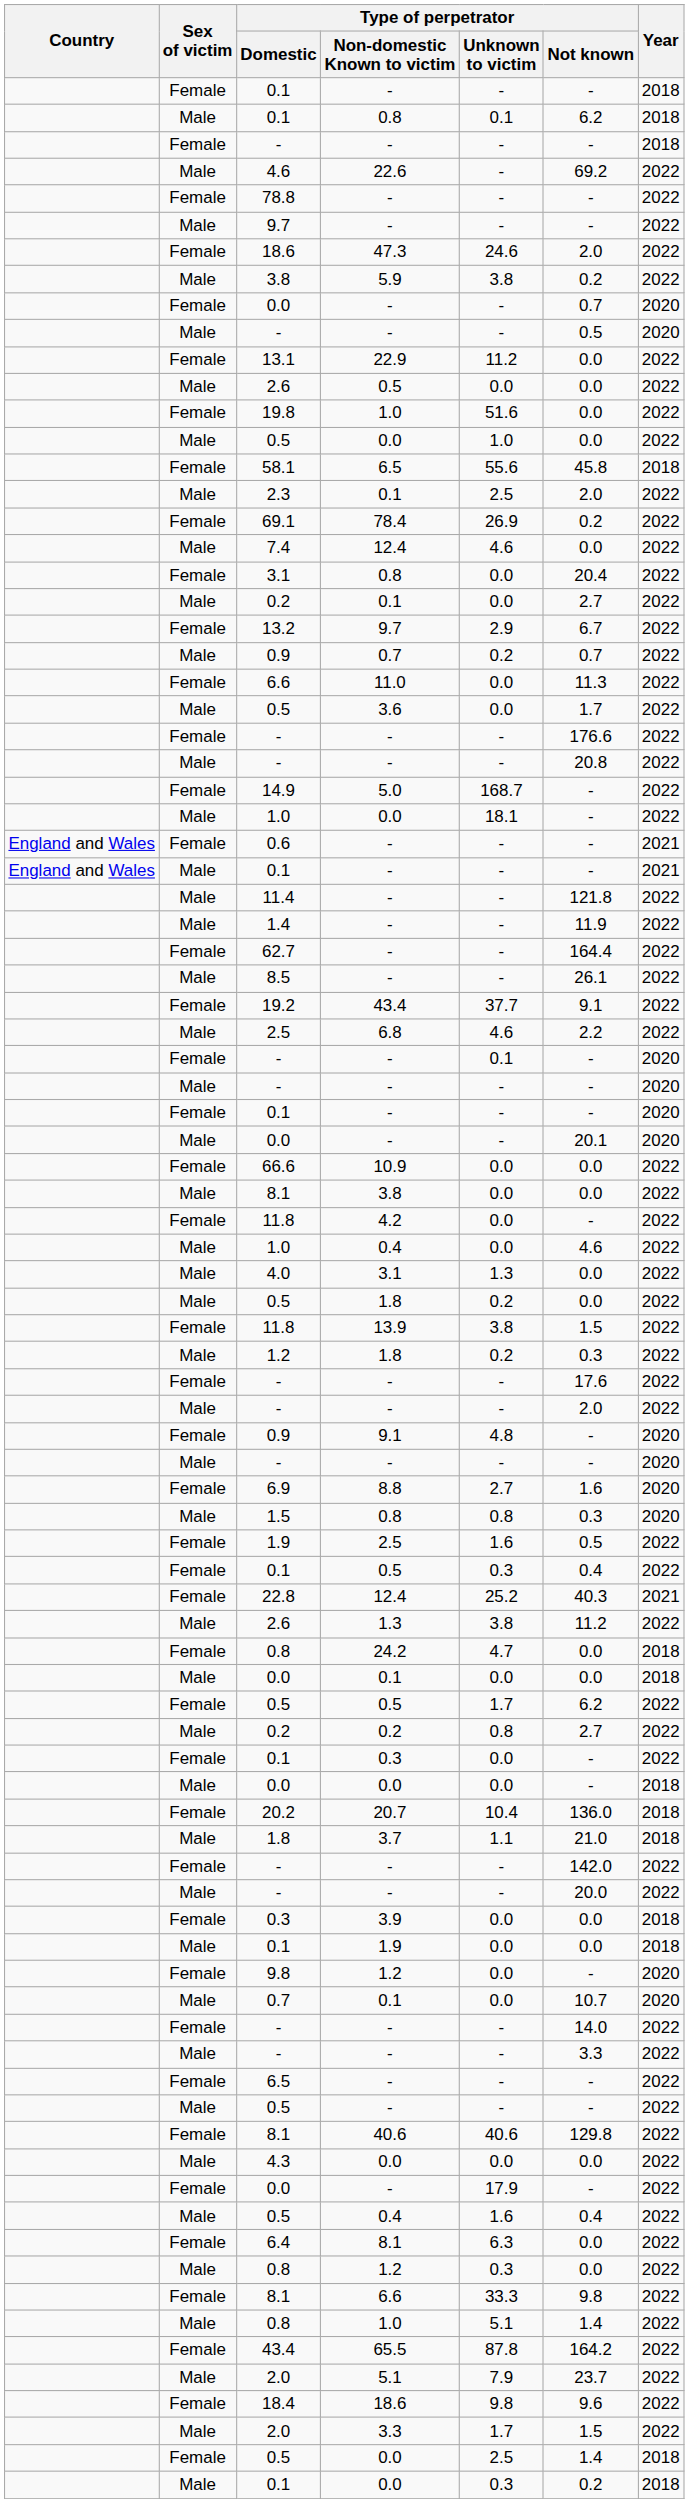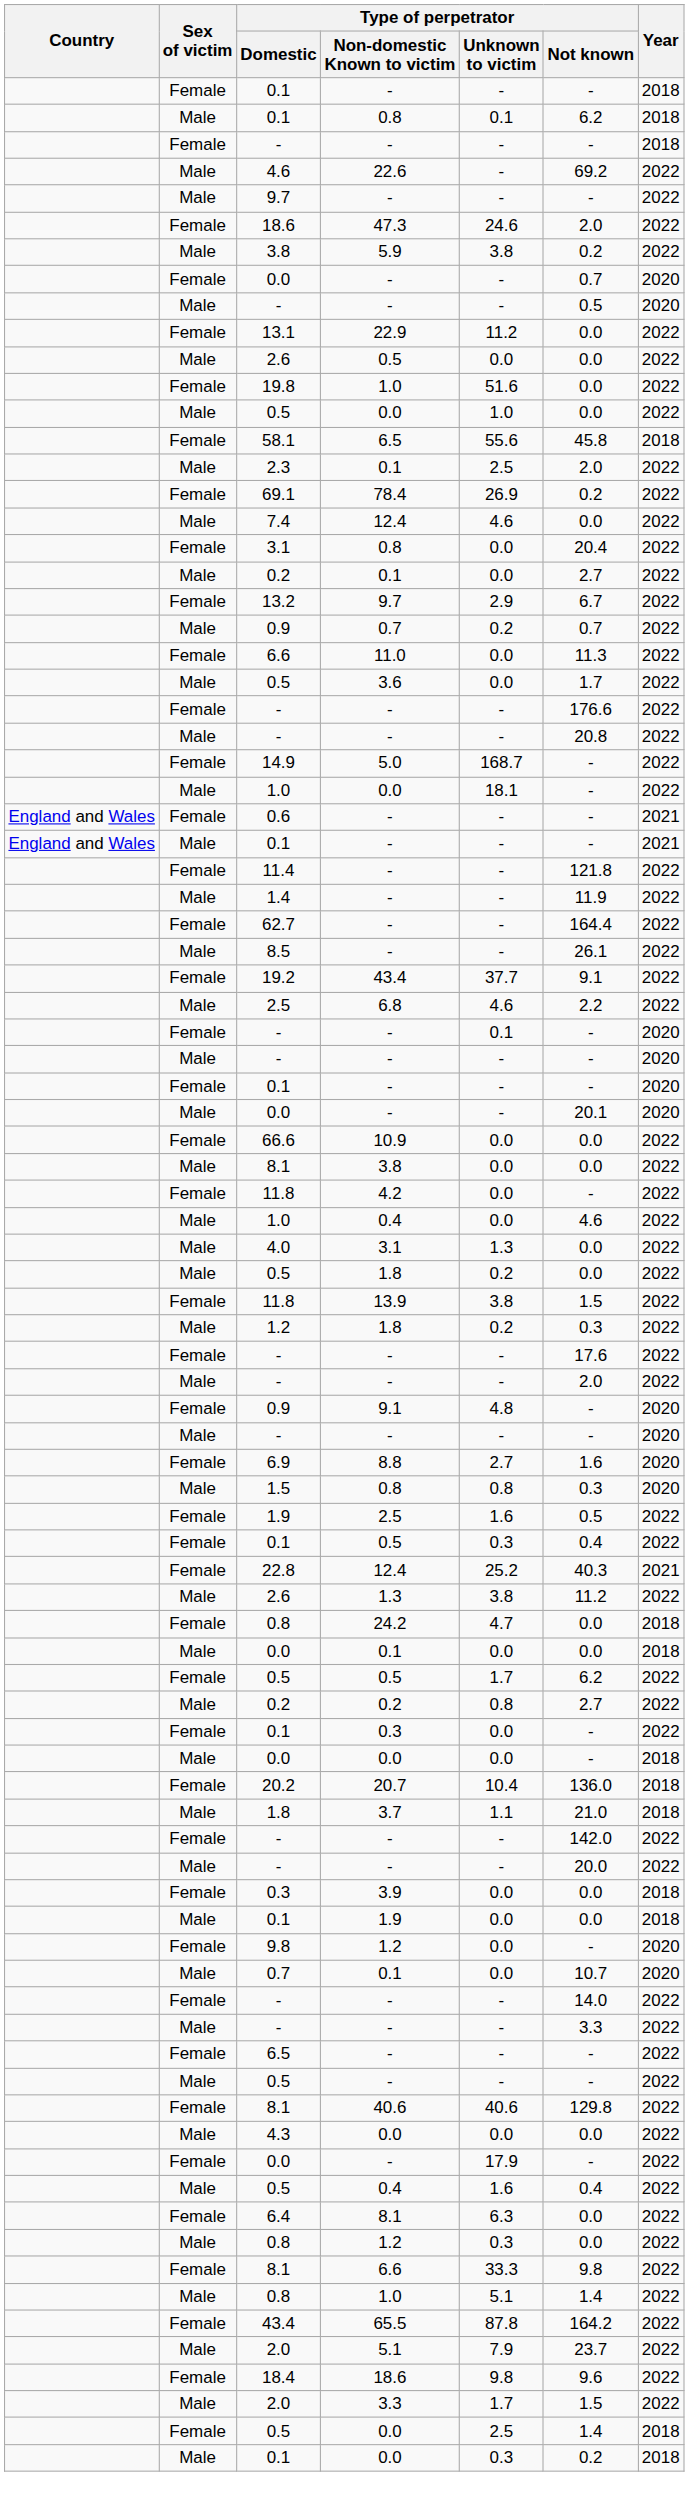- row: (278, 198)
(198, 897) Male -> (198, 870) Female
